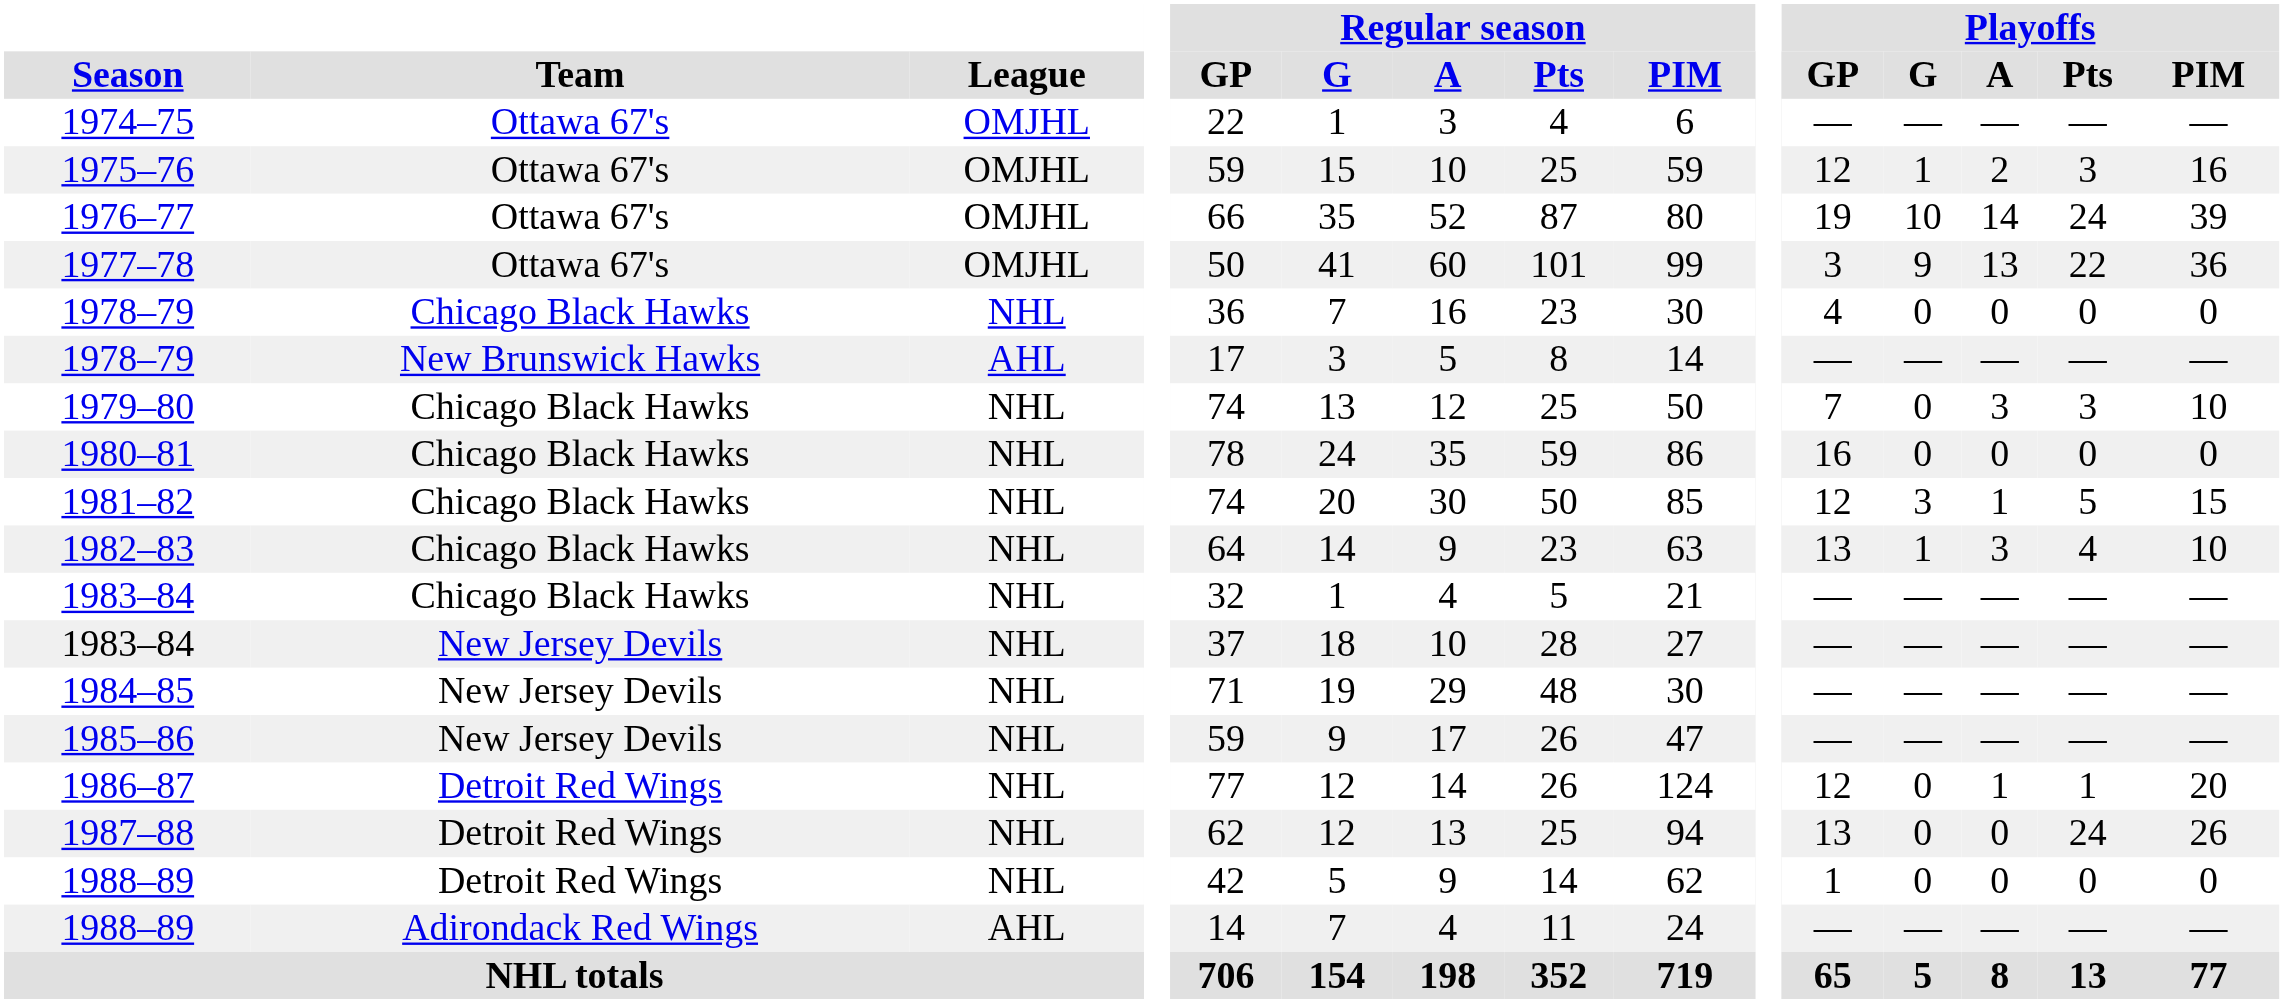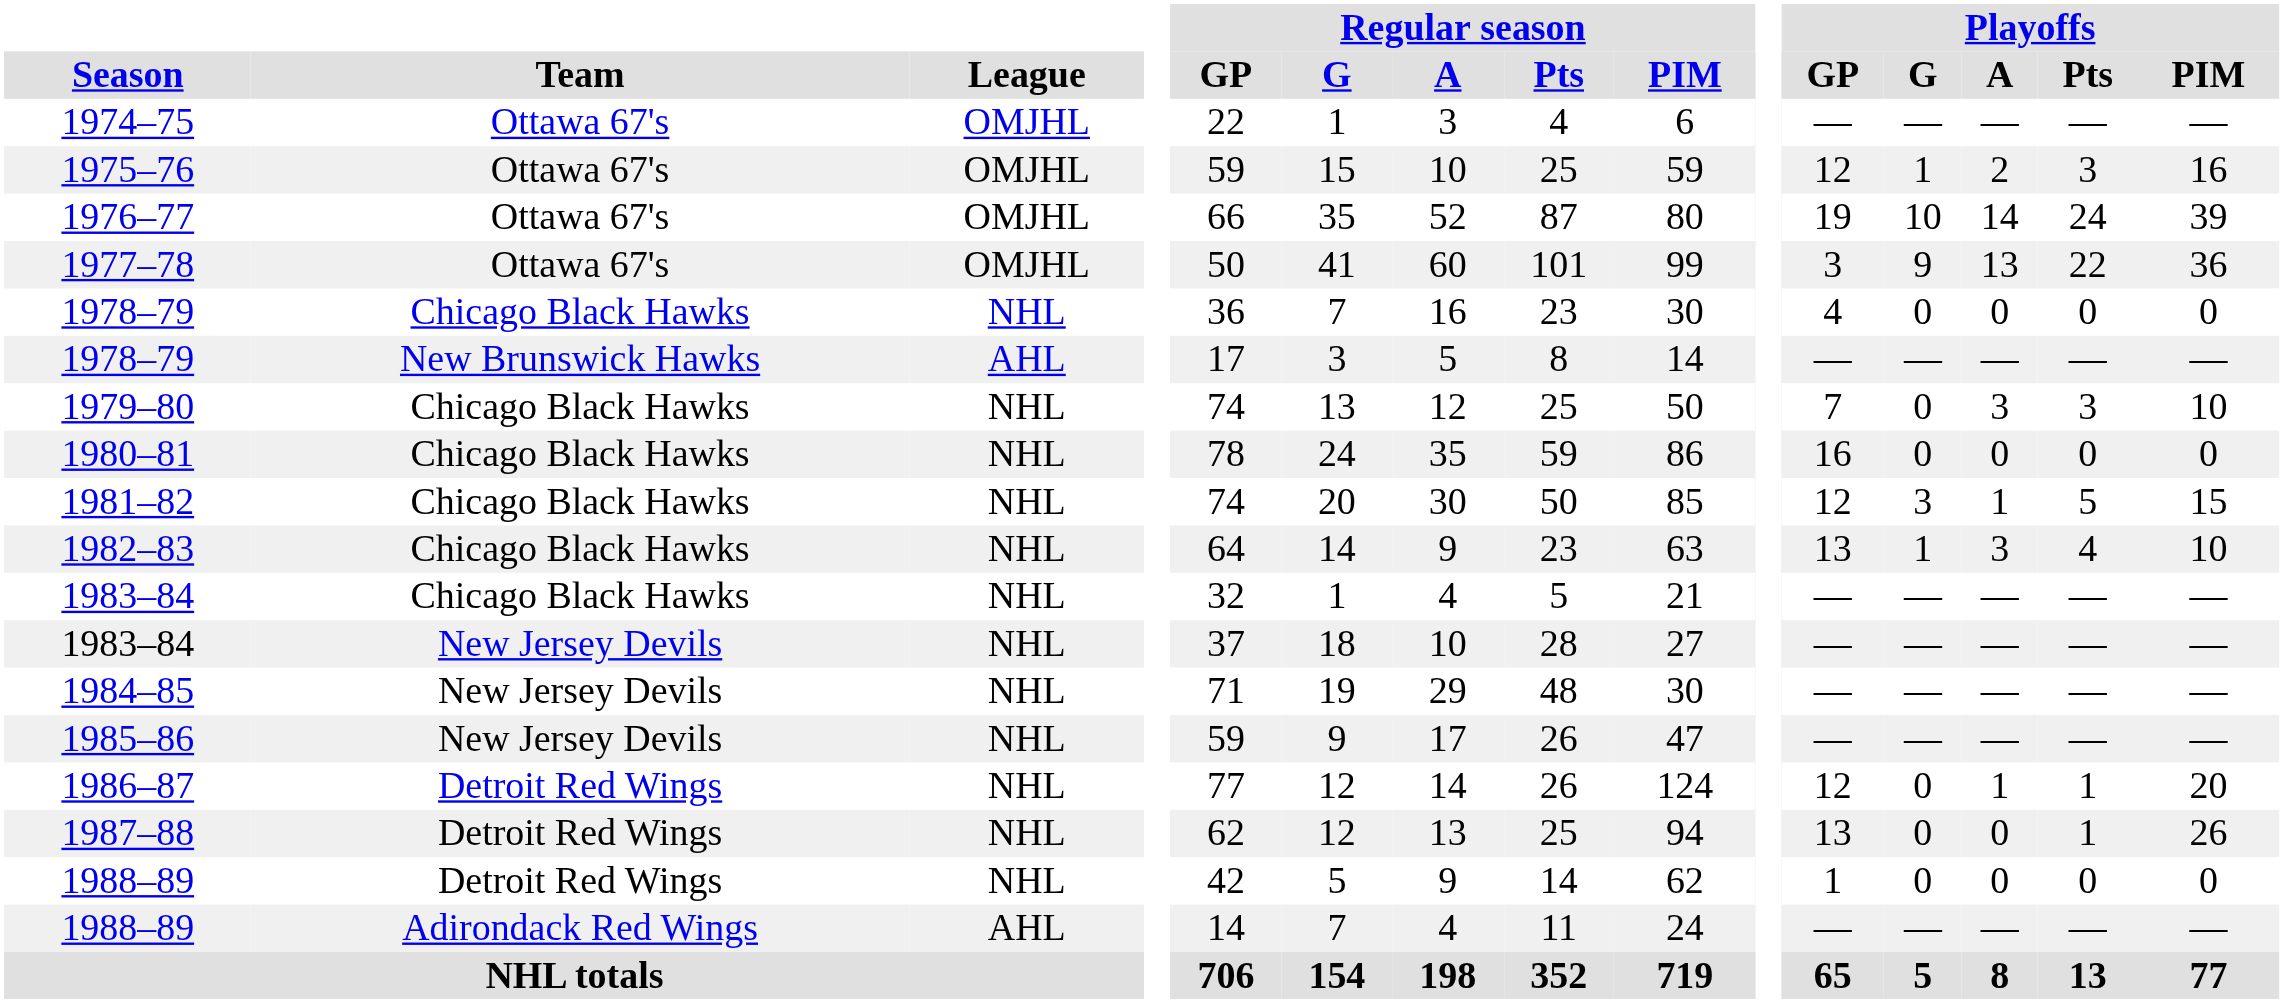(2088, 832) 24 -> (2088, 832) 1
